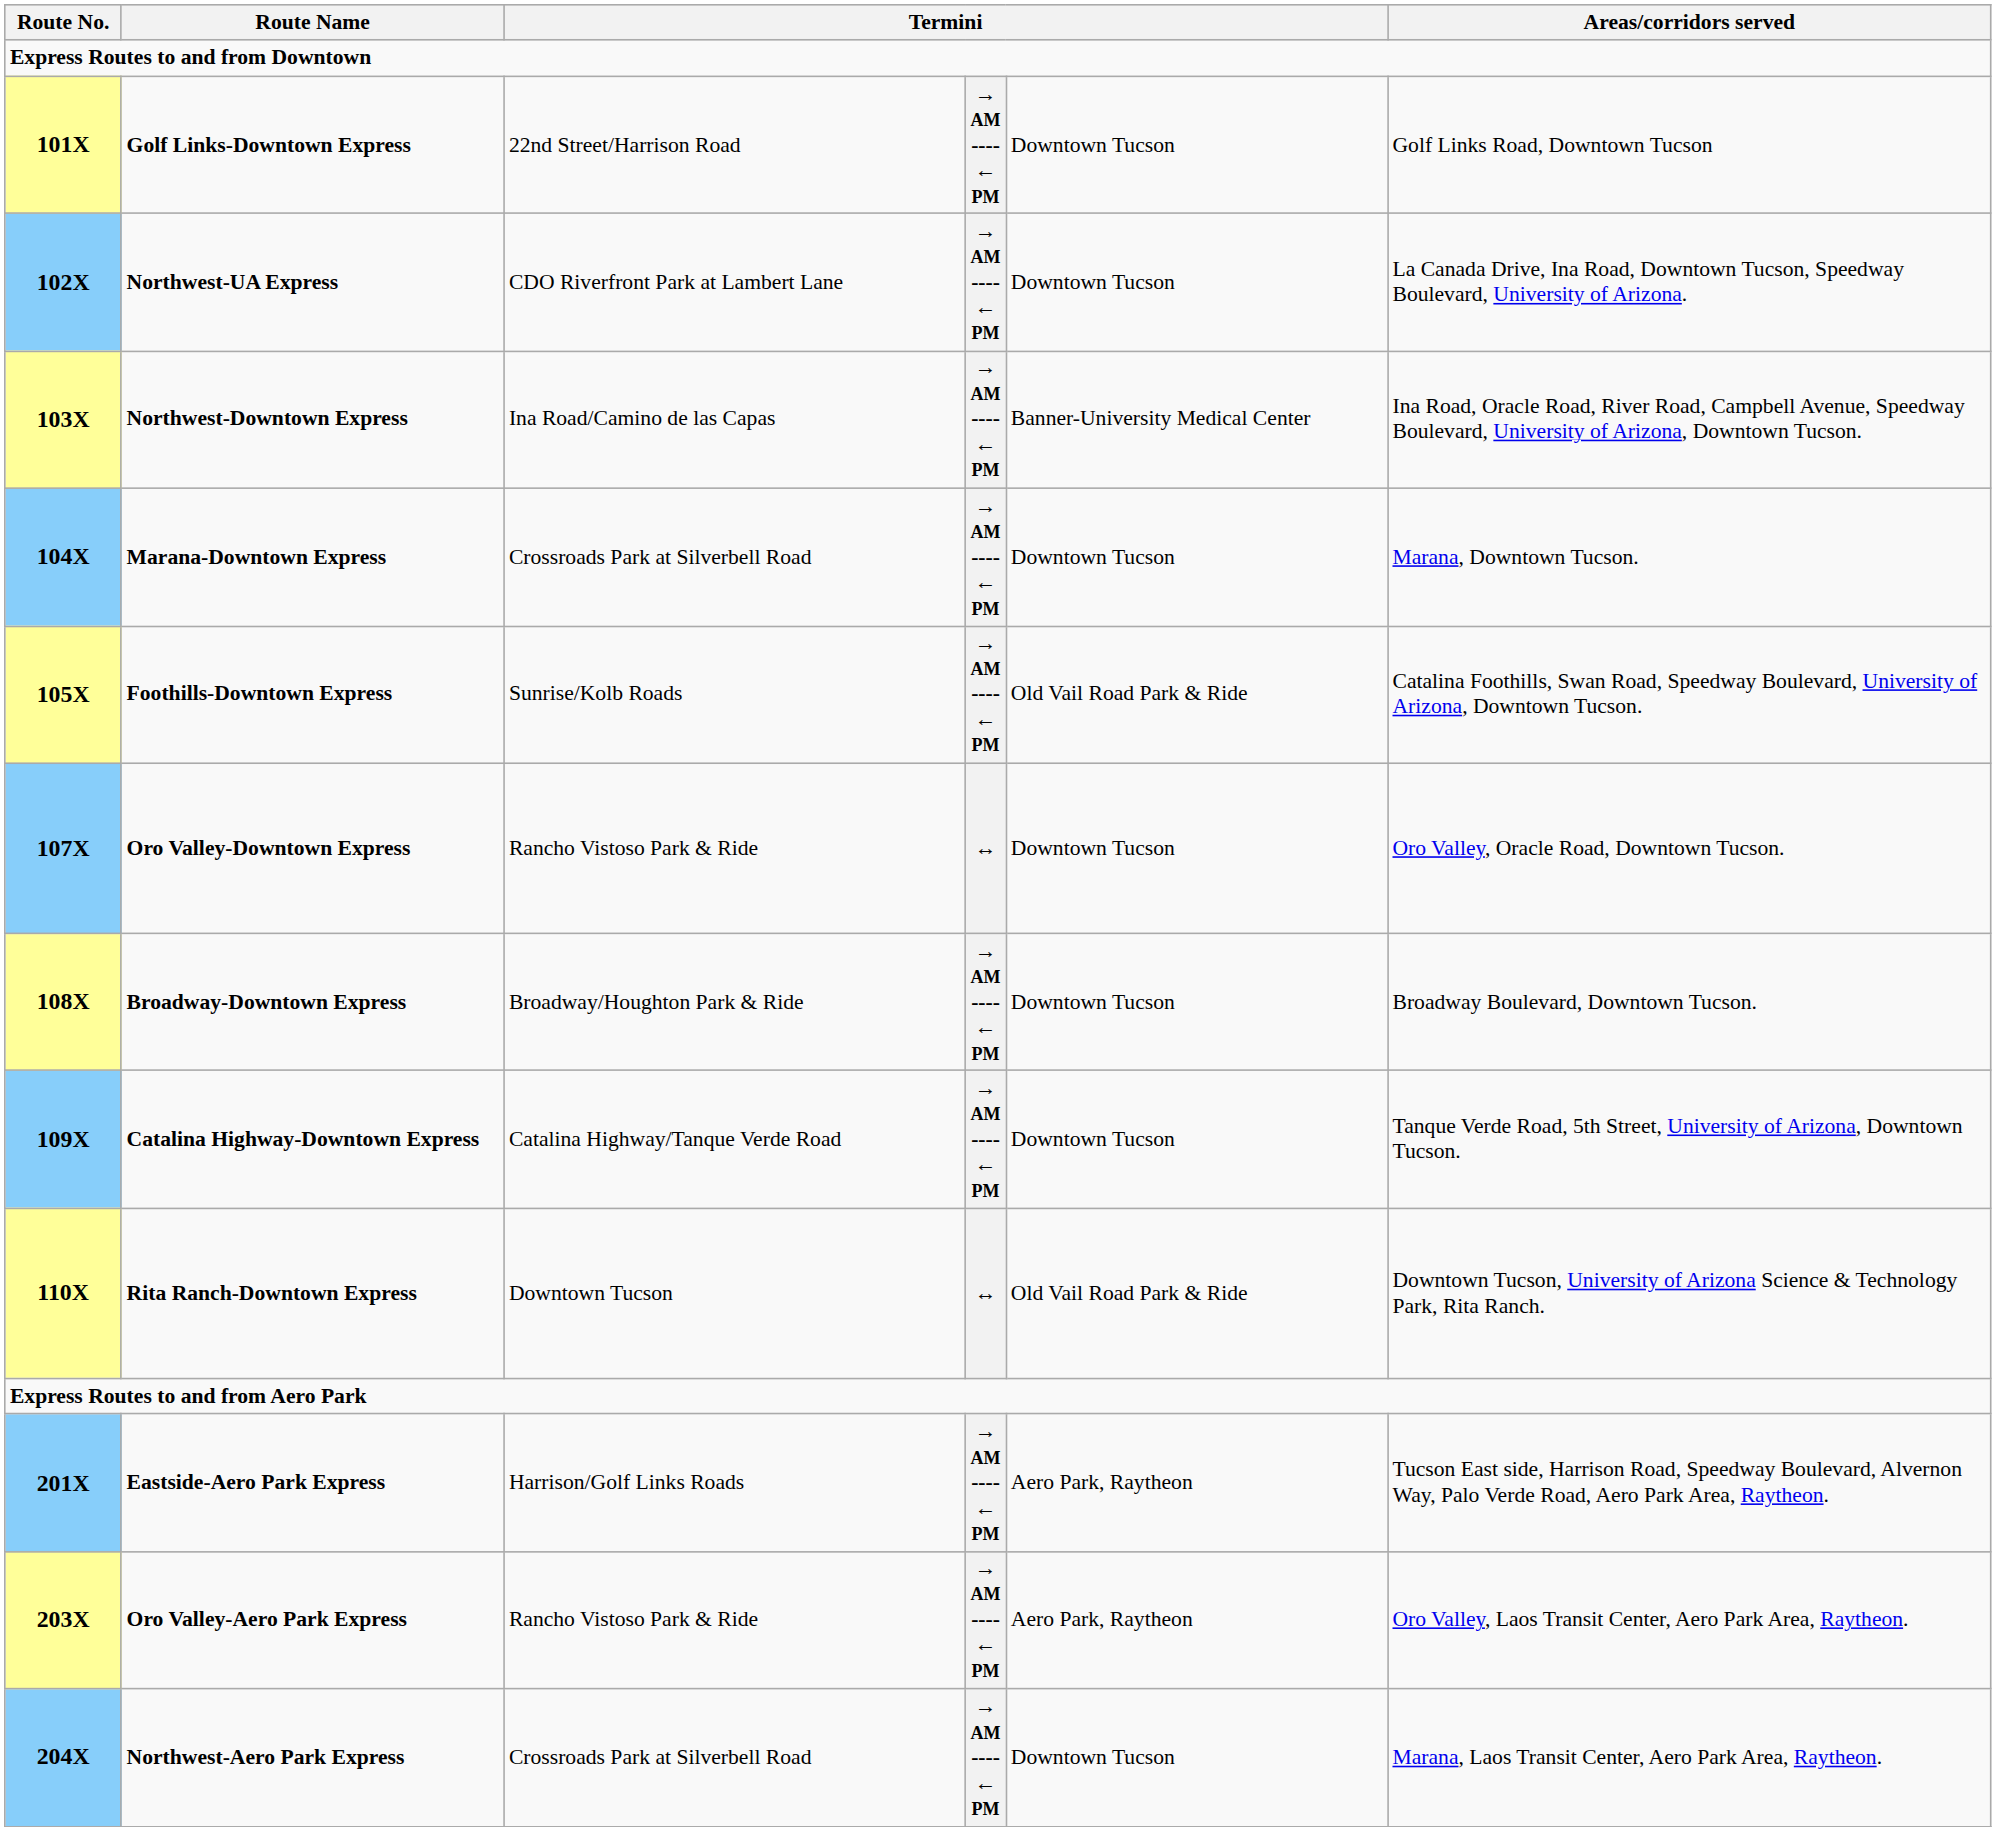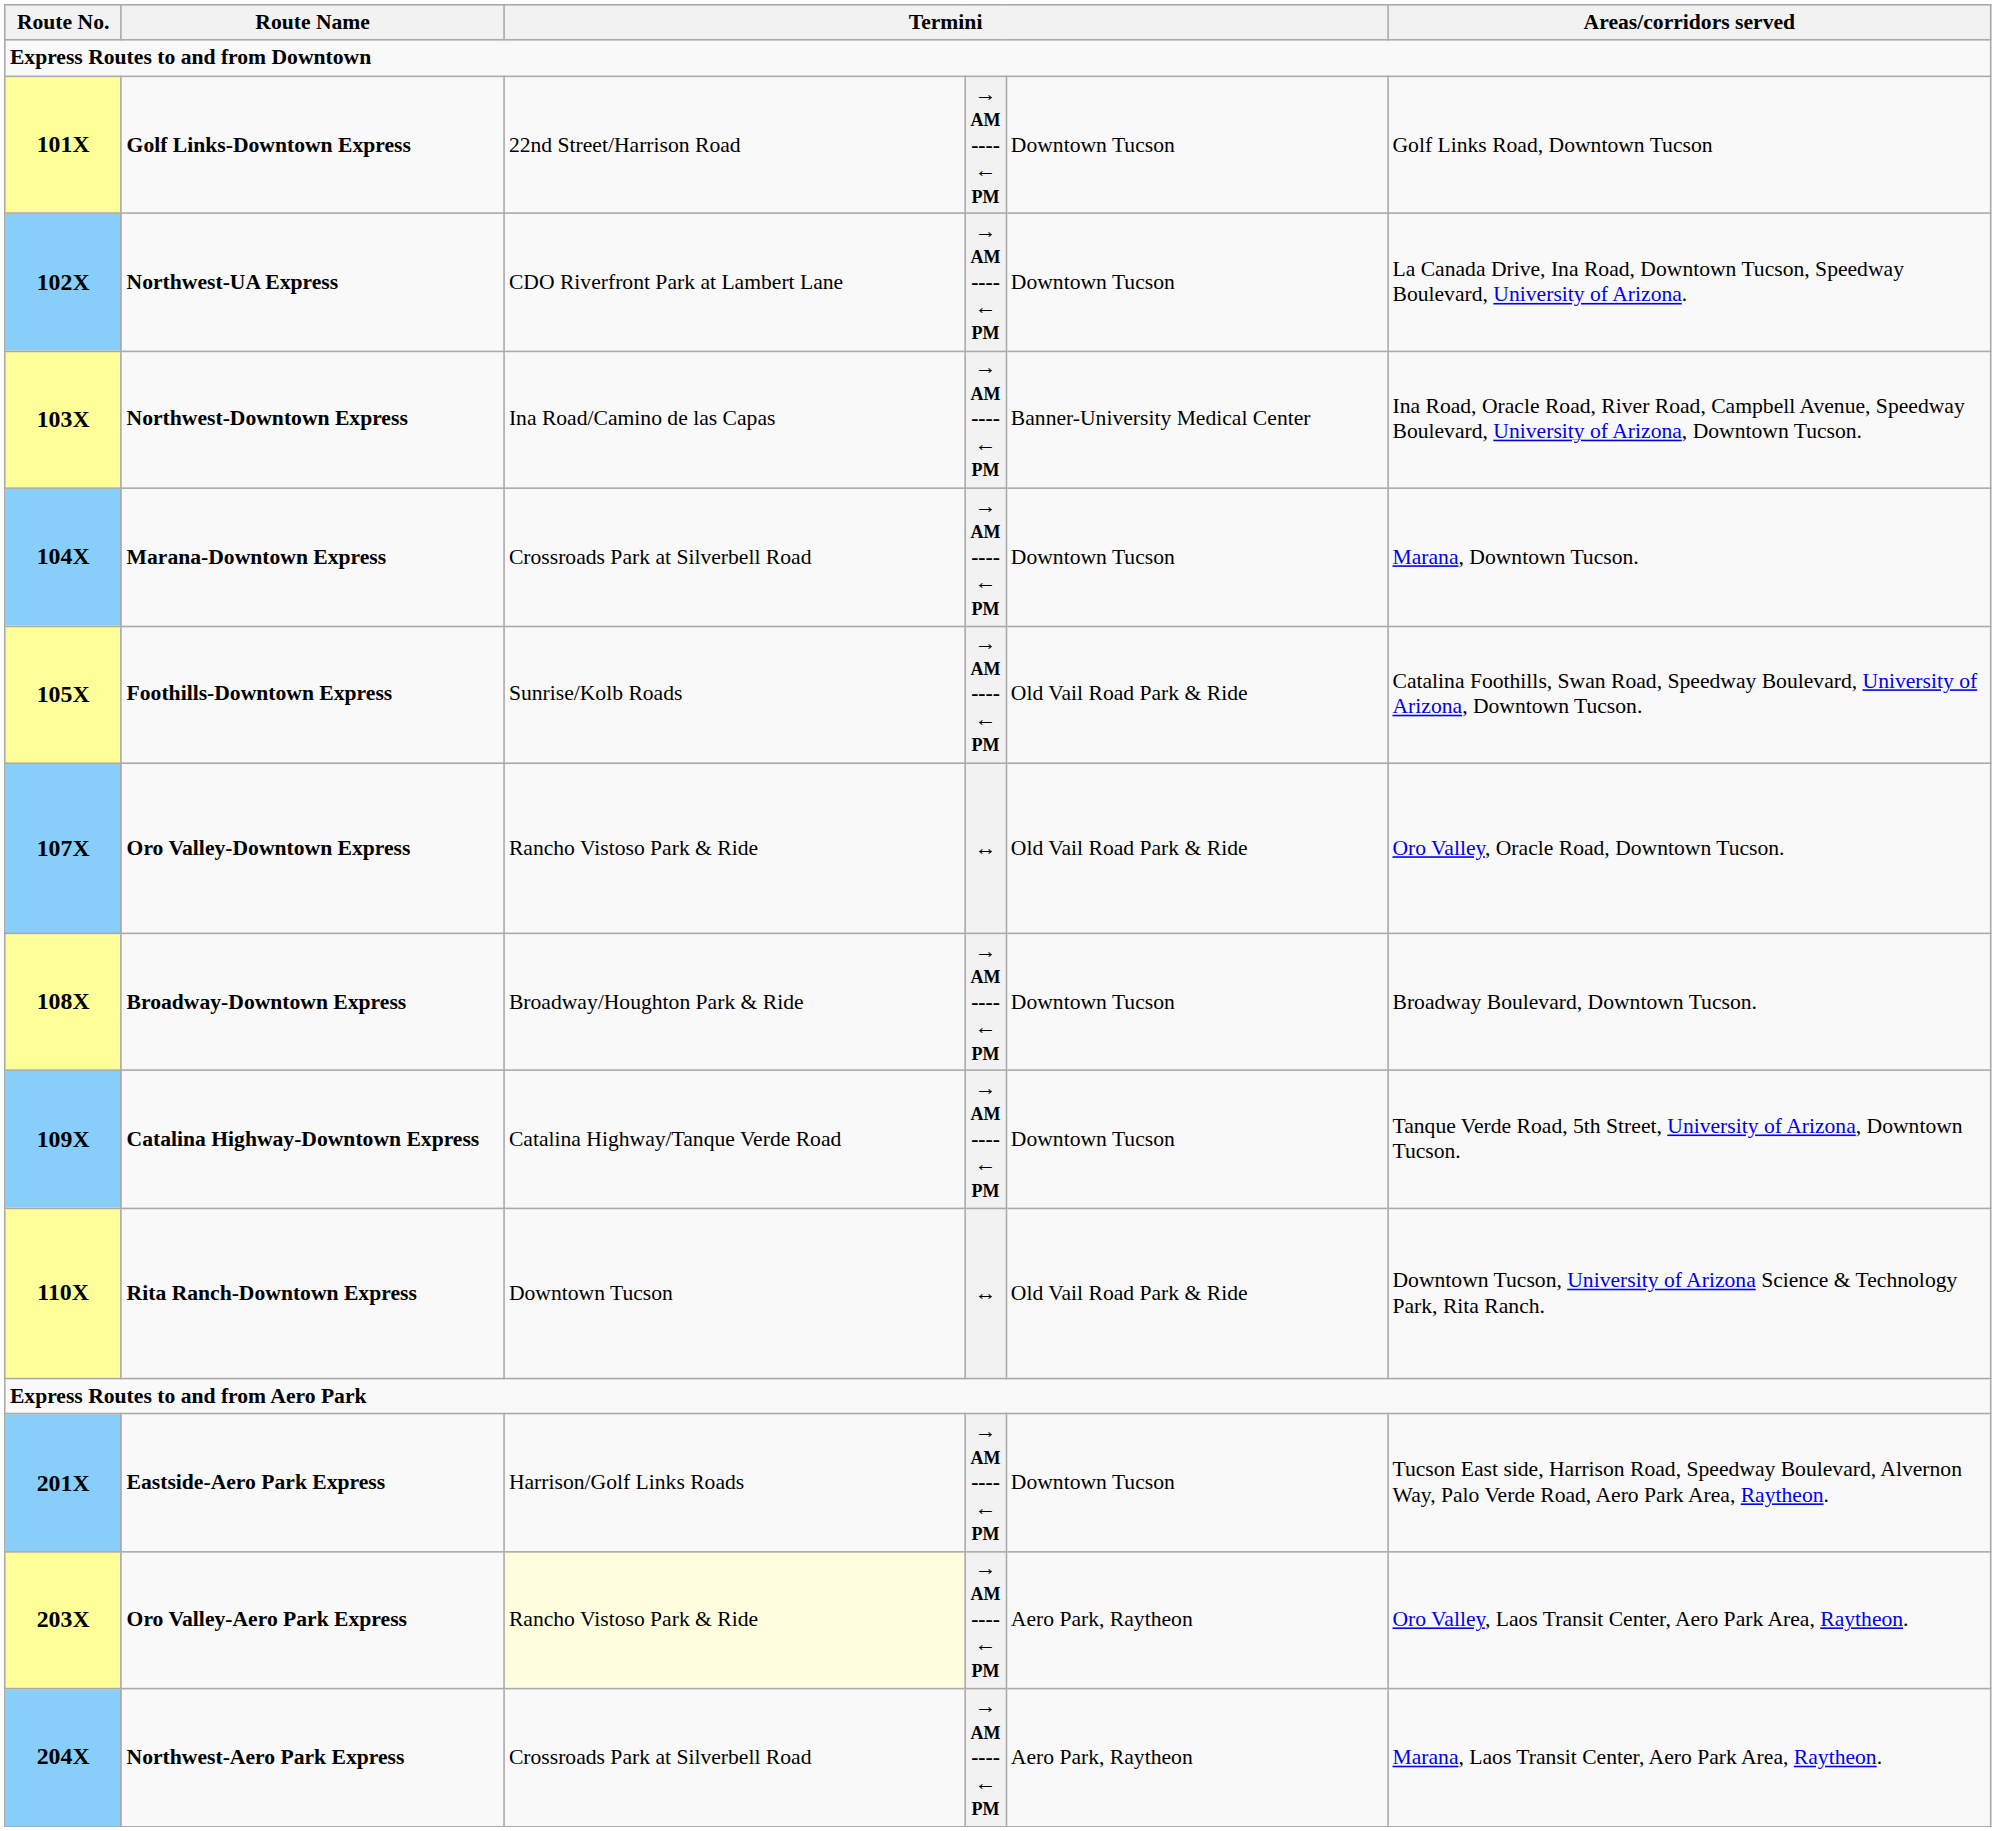(1093, 847) Downtown Tucson -> (1129, 847) Old Vail Road Park & Ride
(1102, 1482) Aero Park, Raytheon -> (1093, 1482) Downtown Tucson
(634, 1619) no background -> (634, 1619) lightyellow background
(1093, 1756) Downtown Tucson -> (1102, 1756) Aero Park, Raytheon
